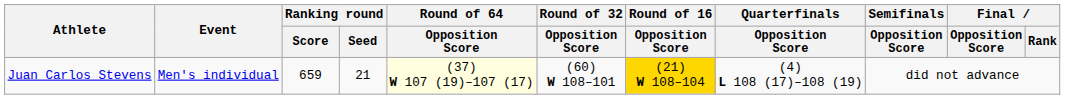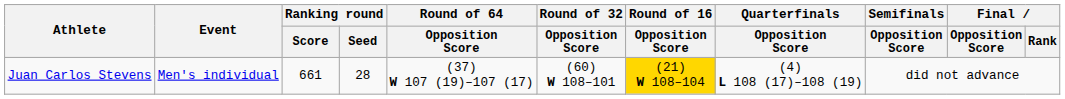(310, 75) 659 -> (310, 75) 661
(363, 75) 21 -> (363, 75) 28
(461, 75) lightyellow background -> (461, 75) no background
